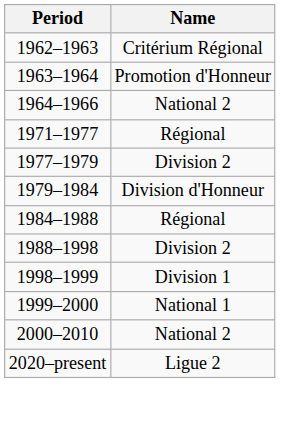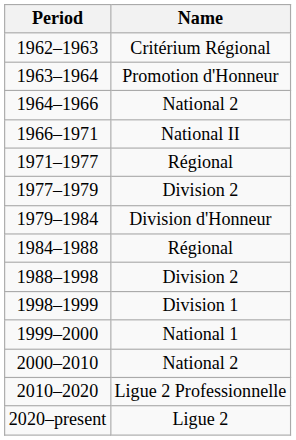+ row: (58, 133)
+ row: (58, 391)
